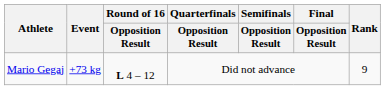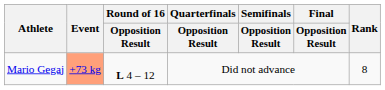(85, 69) no background -> (85, 69) lightsalmon background
(365, 69) 9 -> (365, 69) 8
